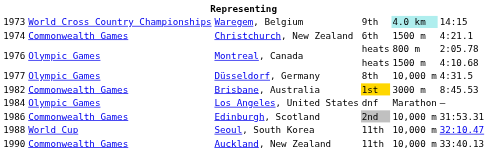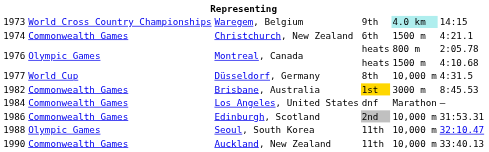(64, 76) Olympic Games -> (53, 76) World Cup
(64, 103) Olympic Games -> (78, 103) Commonwealth Games
(53, 130) World Cup -> (64, 130) Olympic Games
